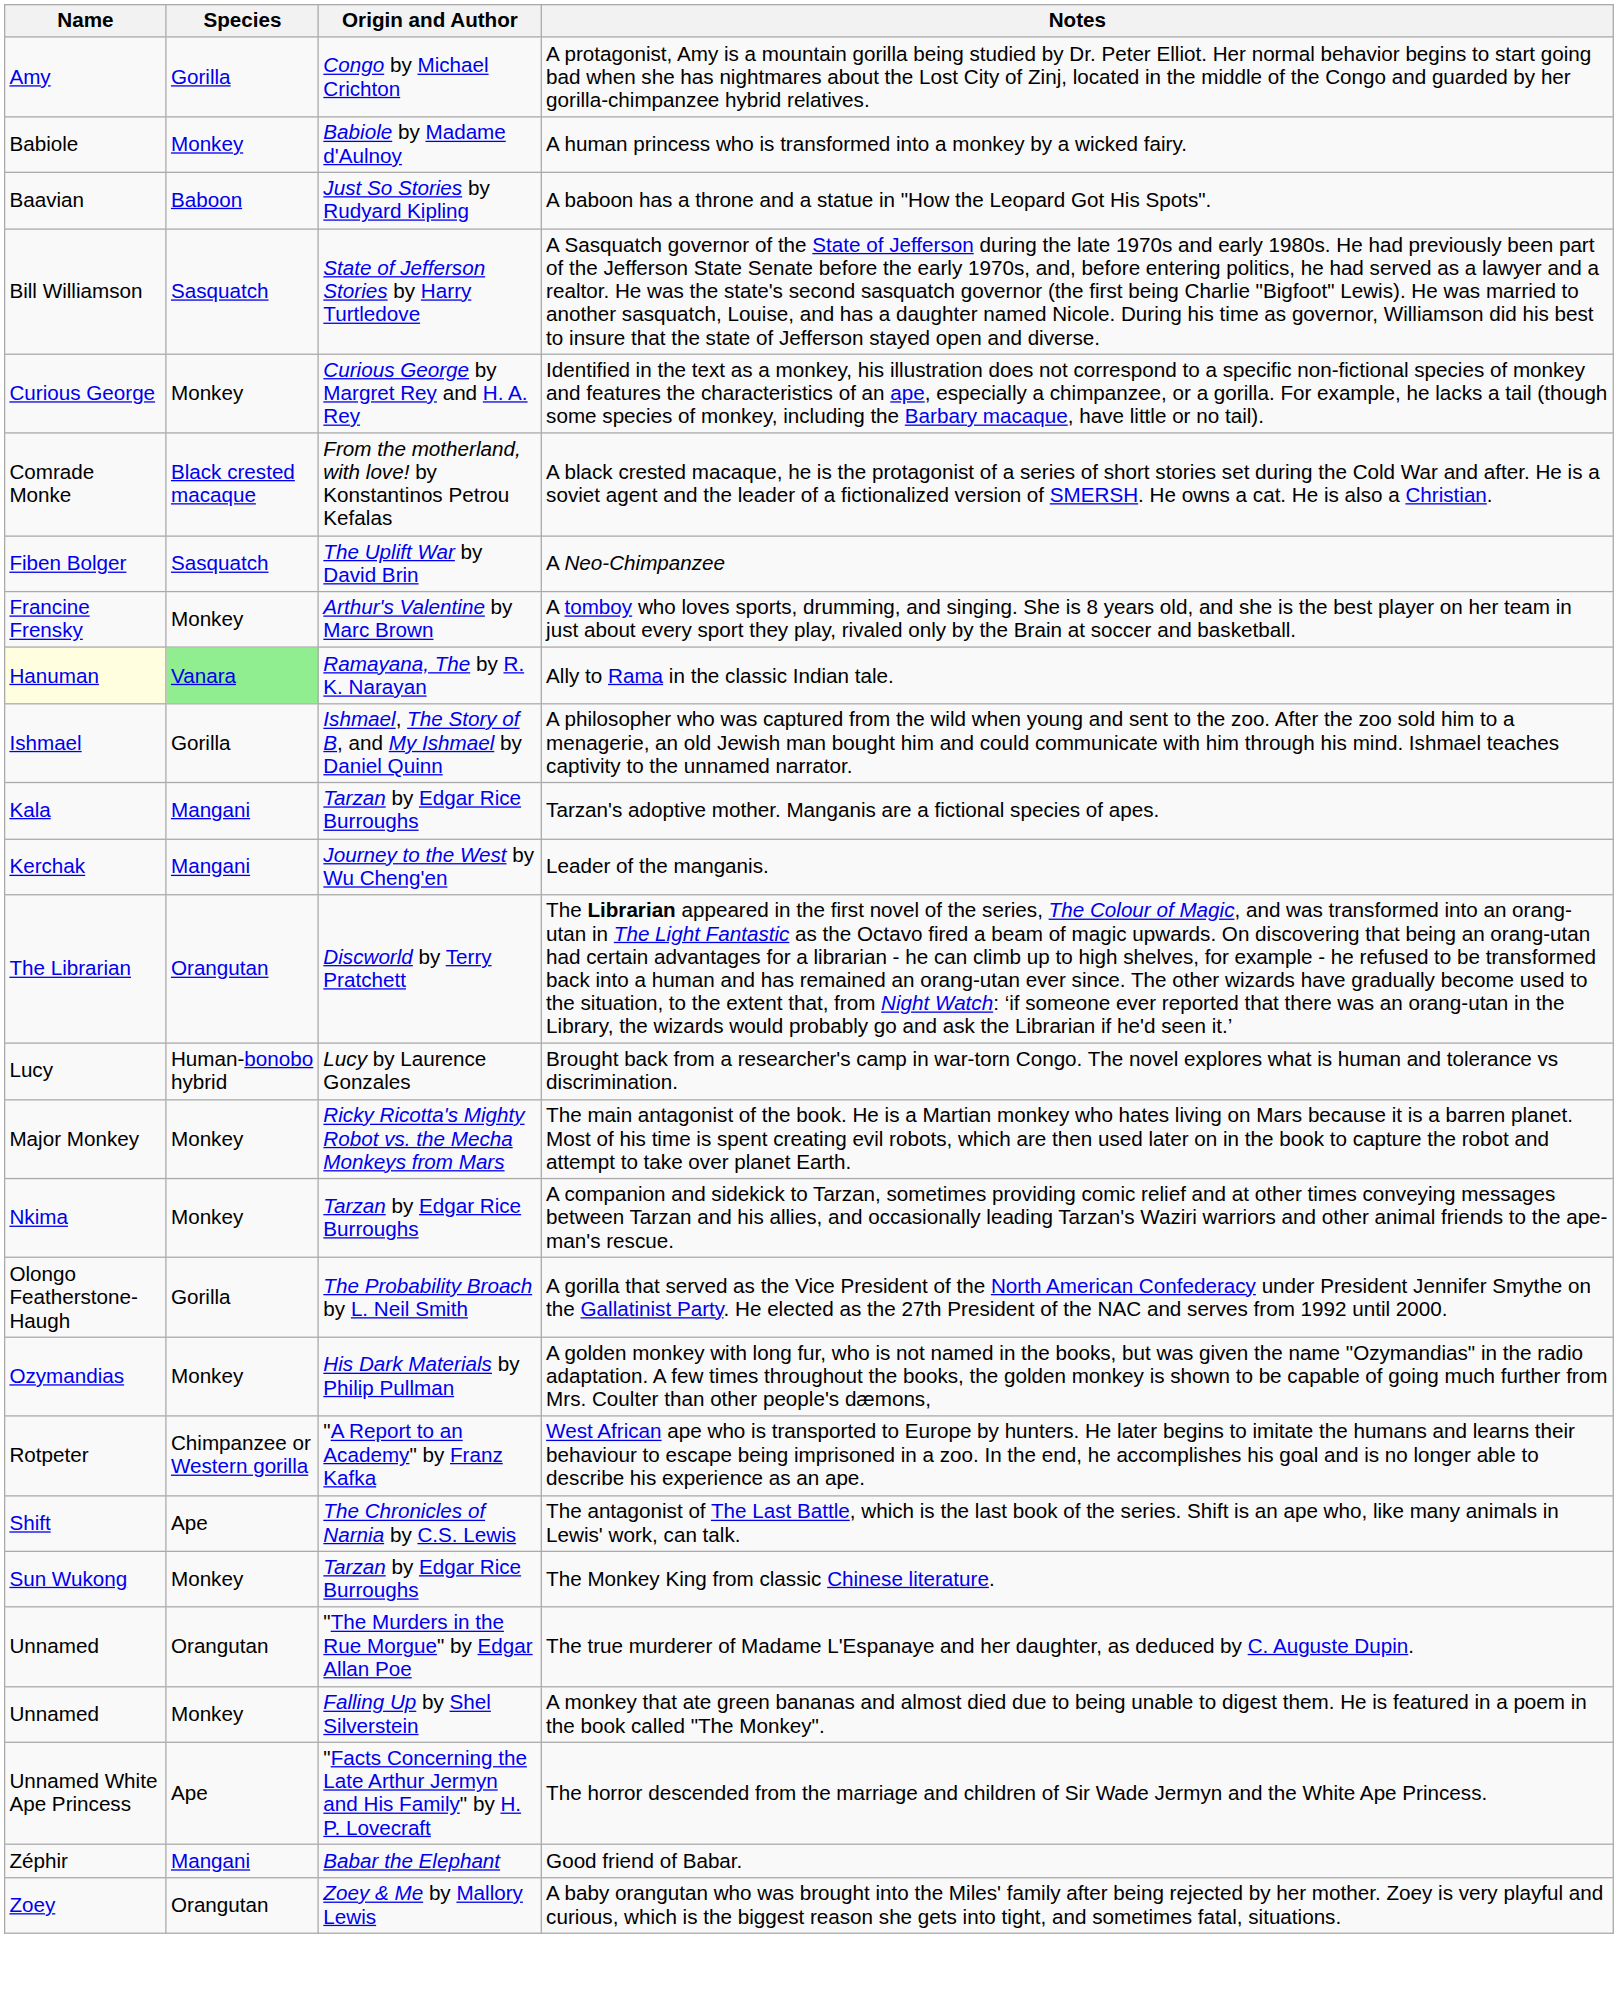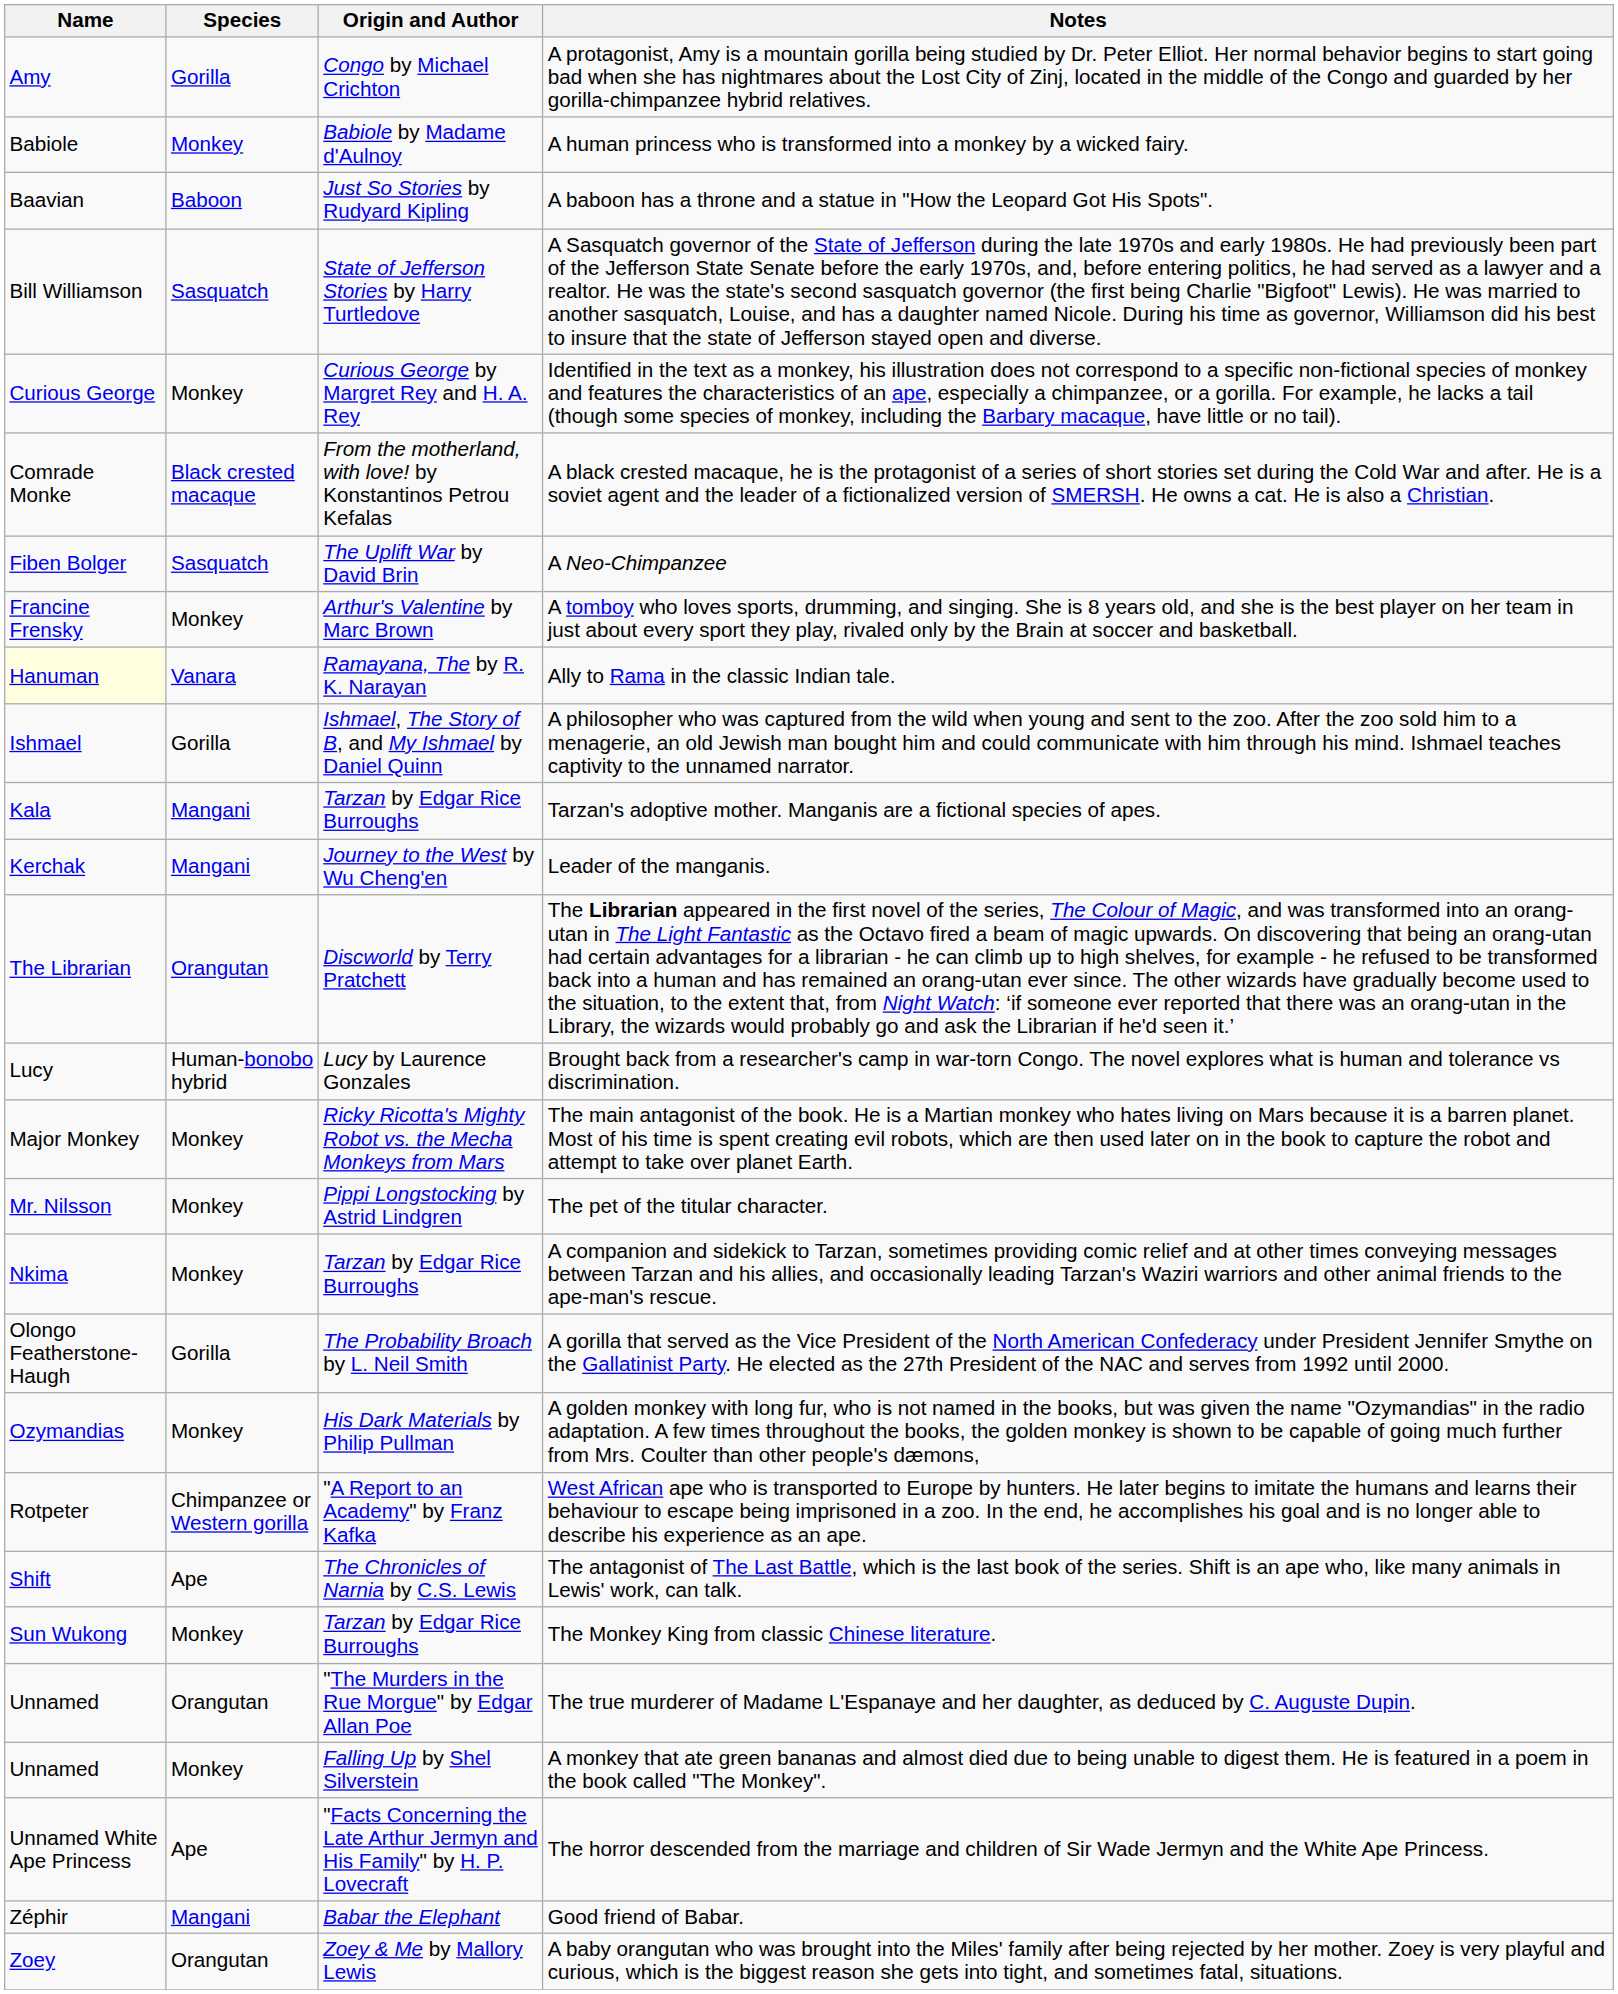(203, 675) lightgreen background -> (203, 675) no background
+ row: (688, 1206)
